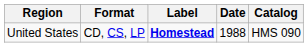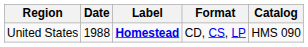columns swapped: (233, 13) <-> (114, 13)
